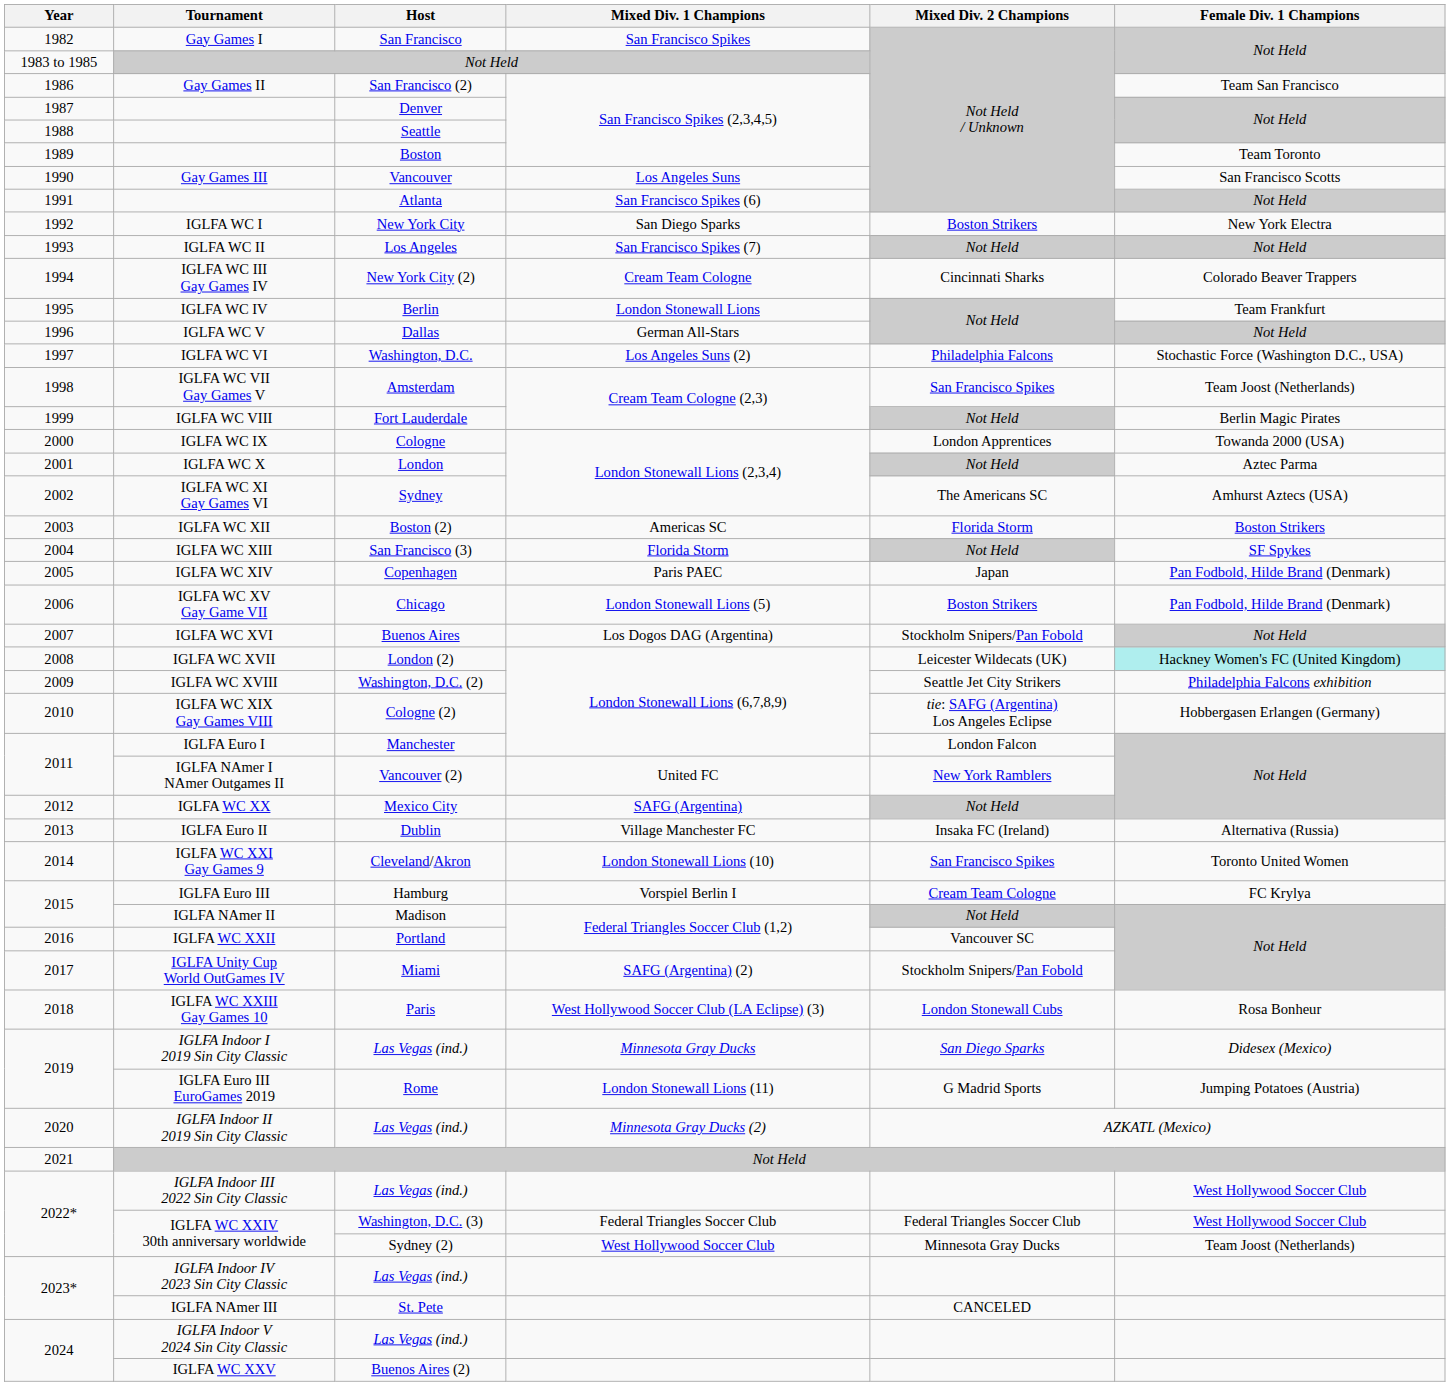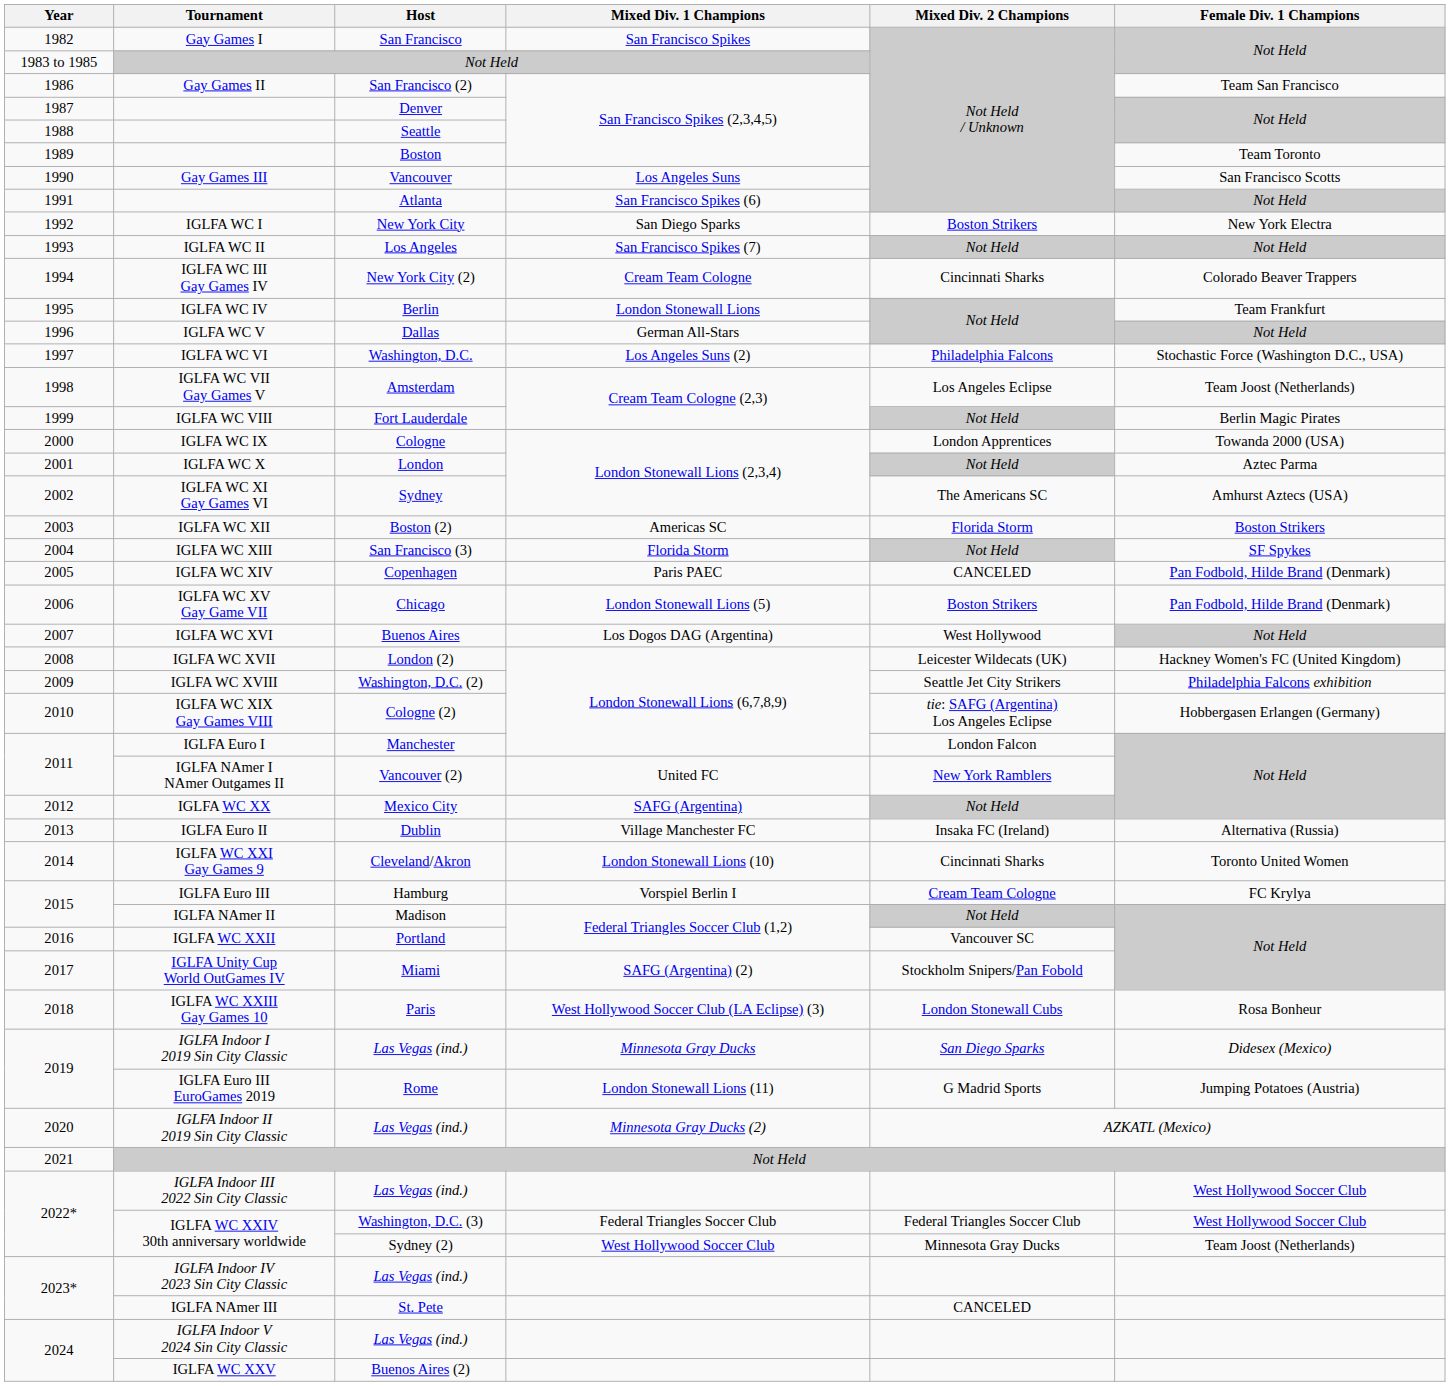(992, 386) San Francisco Spikes -> (992, 386) Los Angeles Eclipse
(992, 573) Japan -> (992, 573) CANCELED
(992, 635) Stockholm Snipers/Pan Fobold -> (992, 635) West Hollywood
(1280, 658) paleturquoise background -> (1280, 658) no background
(992, 861) San Francisco Spikes -> (992, 861) Cincinnati Sharks
